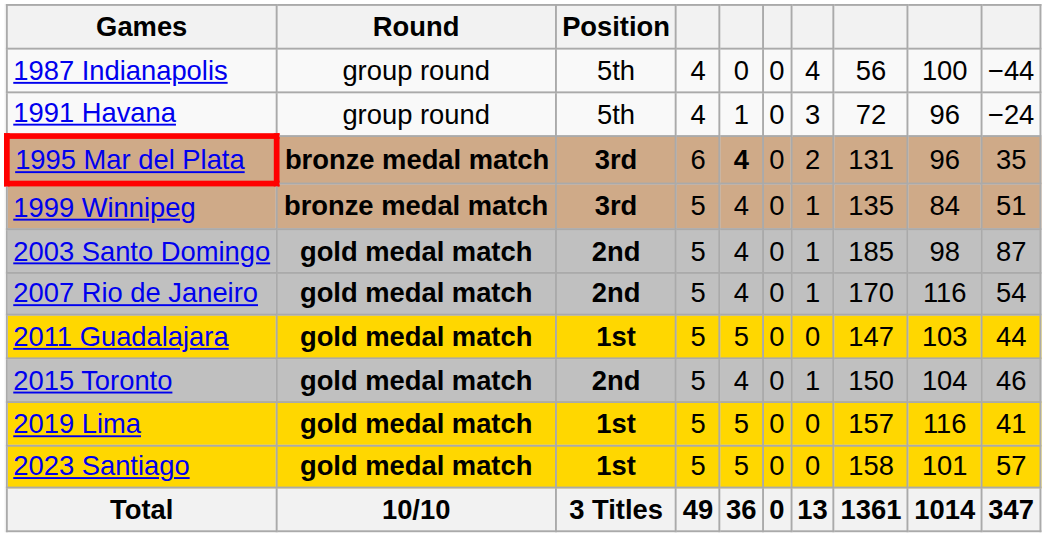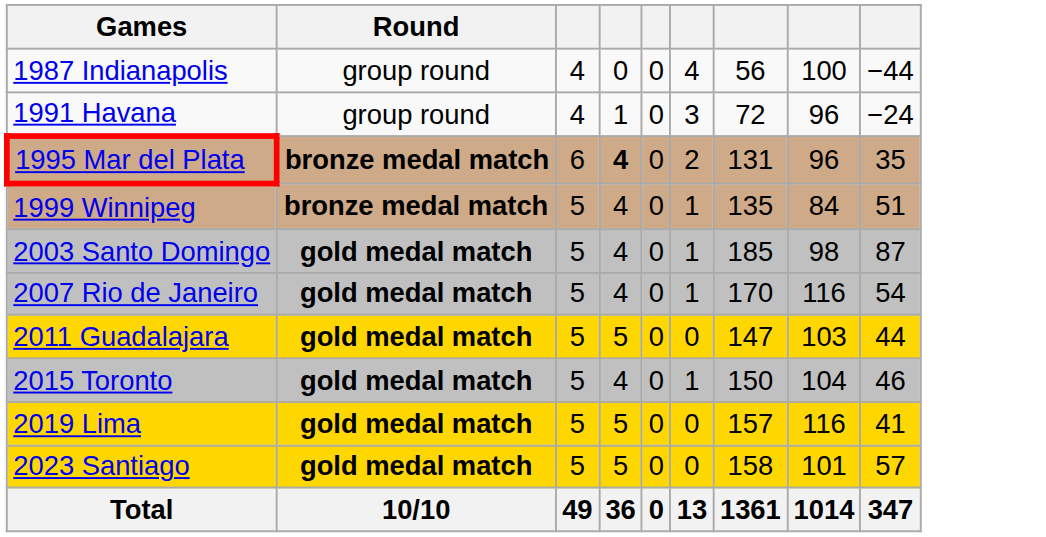- column: (616, 27)
